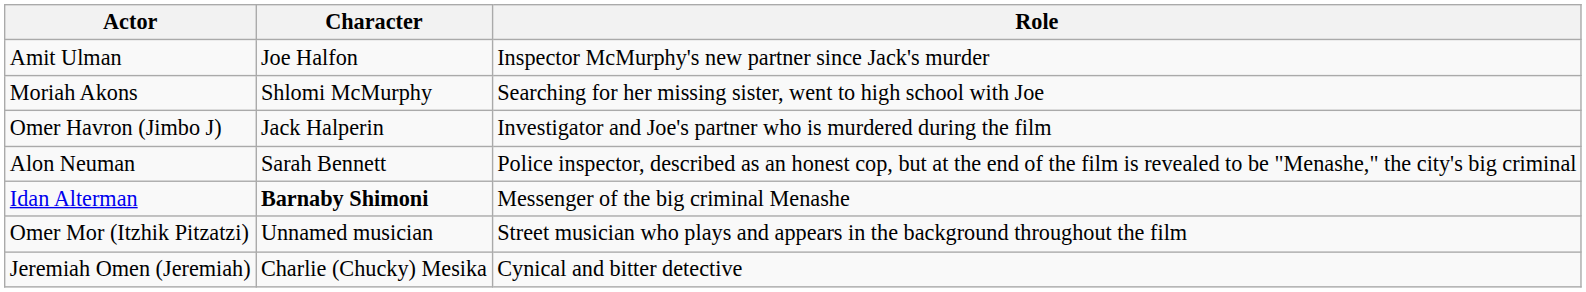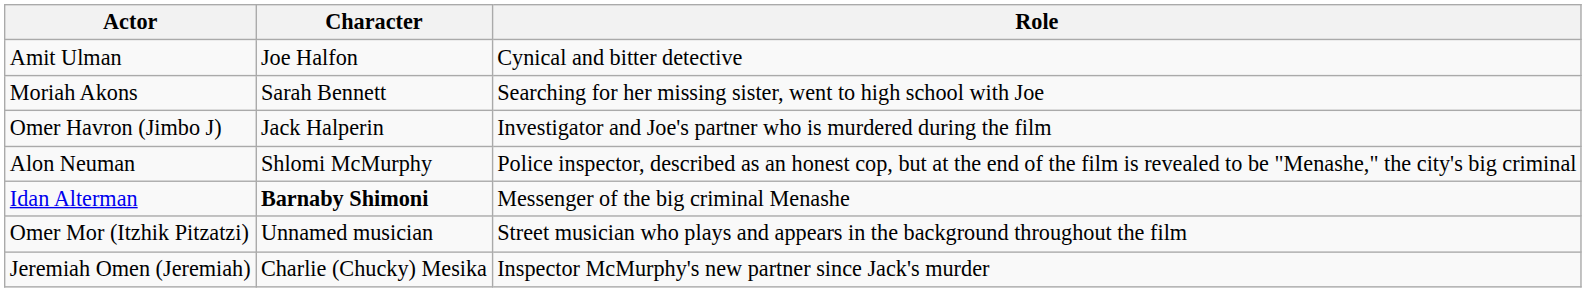(743, 57) Inspector McMurphy's new partner since Jack's murder -> (620, 57) Cynical and bitter detective
(346, 92) Shlomi McMurphy -> (324, 92) Sarah Bennett
(324, 163) Sarah Bennett -> (346, 163) Shlomi McMurphy
(620, 269) Cynical and bitter detective -> (743, 269) Inspector McMurphy's new partner since Jack's murder
